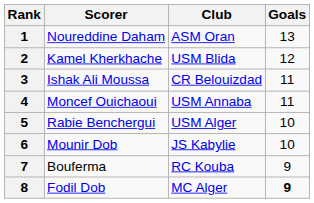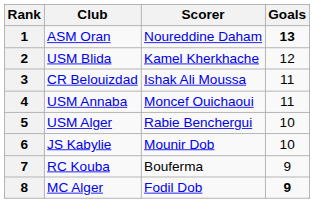columns swapped: (106, 15) <-> (217, 15)
(287, 36) normal -> (287, 36) bold
